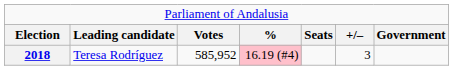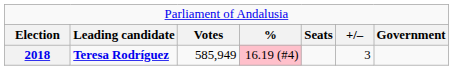(118, 55) normal -> (121, 55) bold
(216, 55) 585,952 -> (216, 55) 585,949
